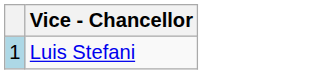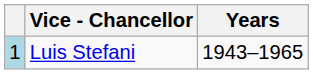+ column: (253, 20)
